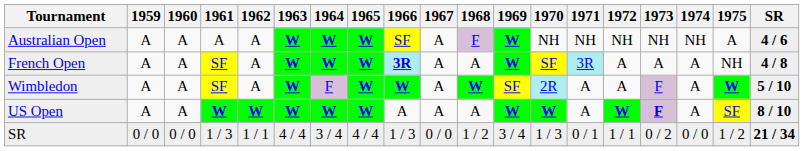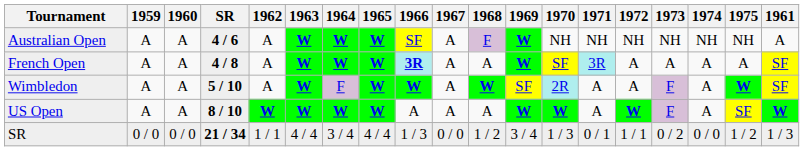columns swapped: (219, 16) <-> (774, 16)
(732, 39) A -> (743, 39) NH
(732, 63) NH -> (743, 63) A
(659, 110) bold -> (670, 110) normal
